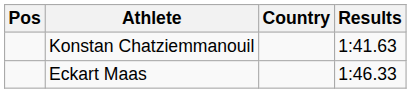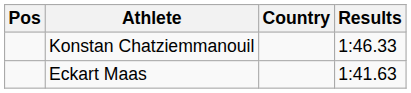(367, 46) 1:41.63 -> (367, 46) 1:46.33
(367, 74) 1:46.33 -> (367, 74) 1:41.63
